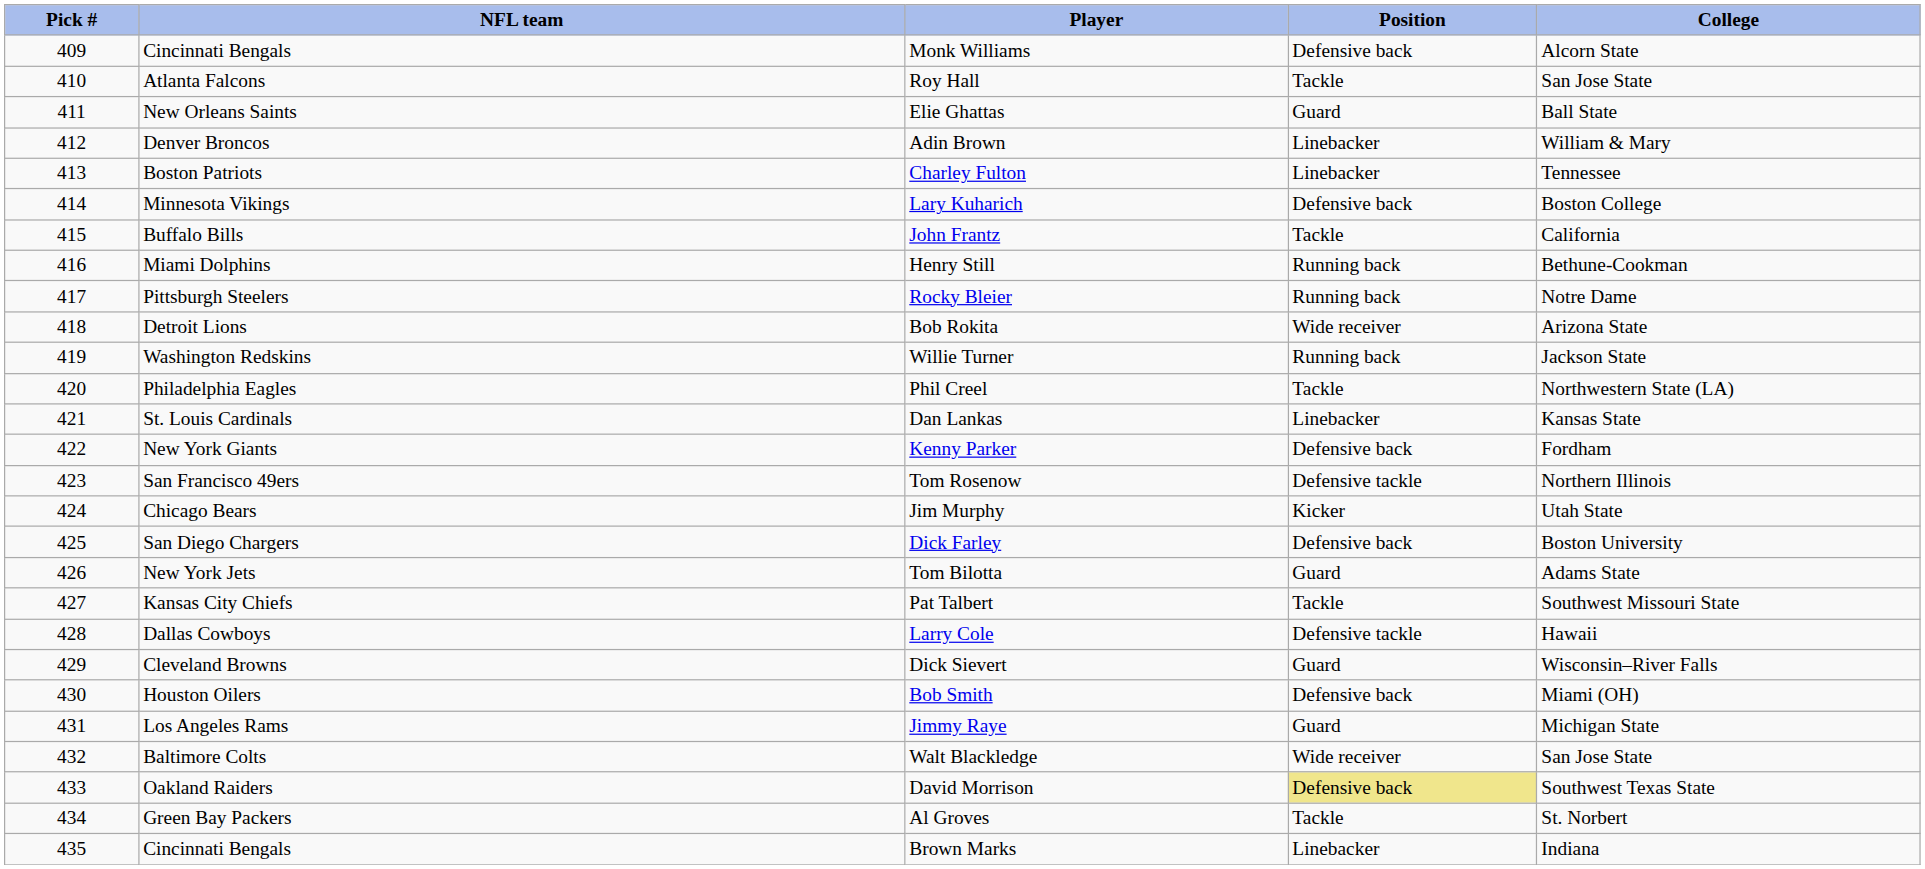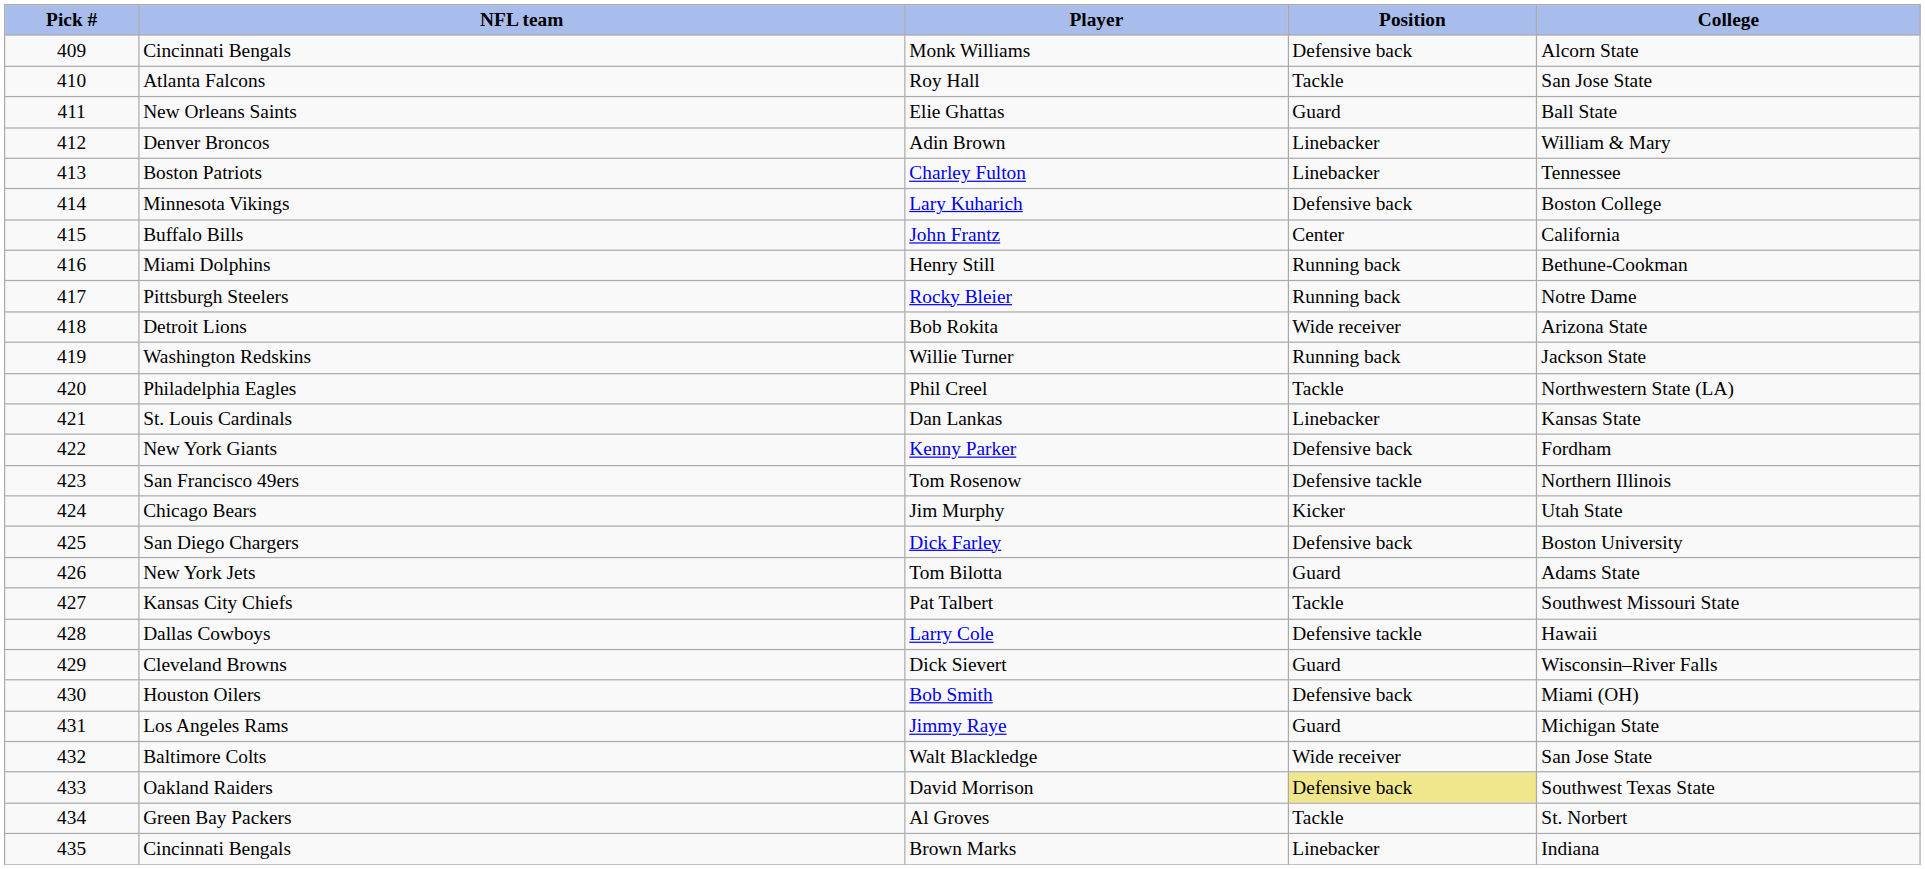(1318, 234) Tackle -> (1318, 234) Center
